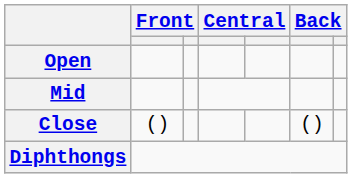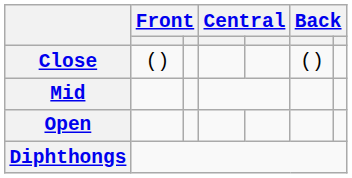rows swapped: (68, 125) <-> (68, 62)
